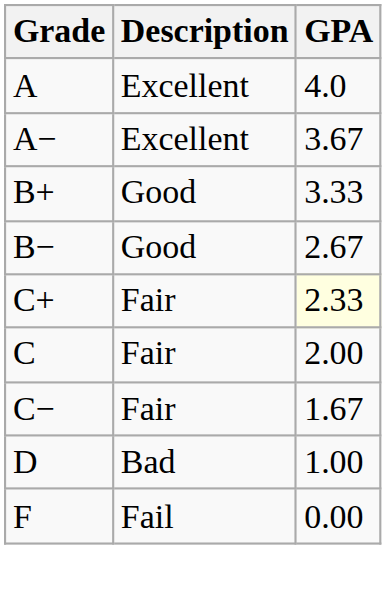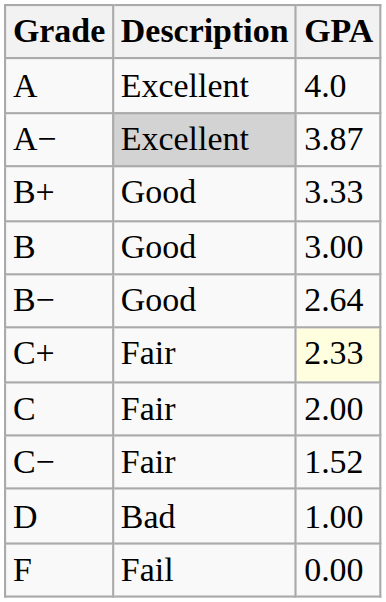(185, 138) no background -> (185, 138) lightgrey background
(334, 138) 3.67 -> (334, 138) 3.87
+ row: (24, 246)
(334, 246) 2.67 -> (334, 300) 2.64
(334, 407) 1.67 -> (334, 461) 1.52
